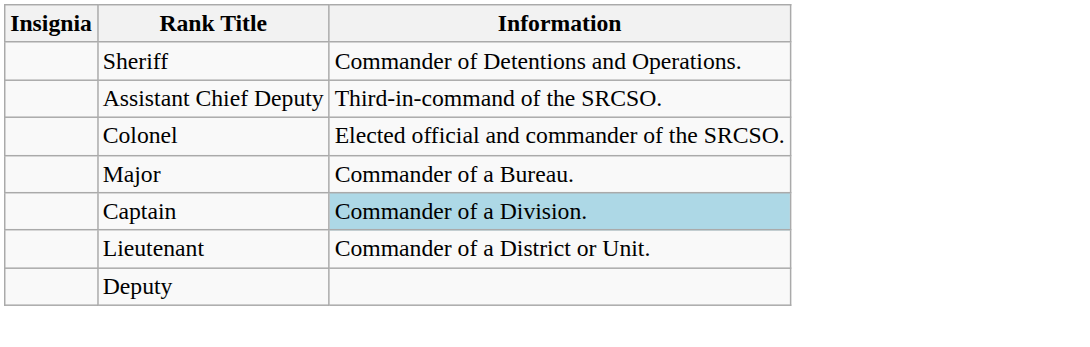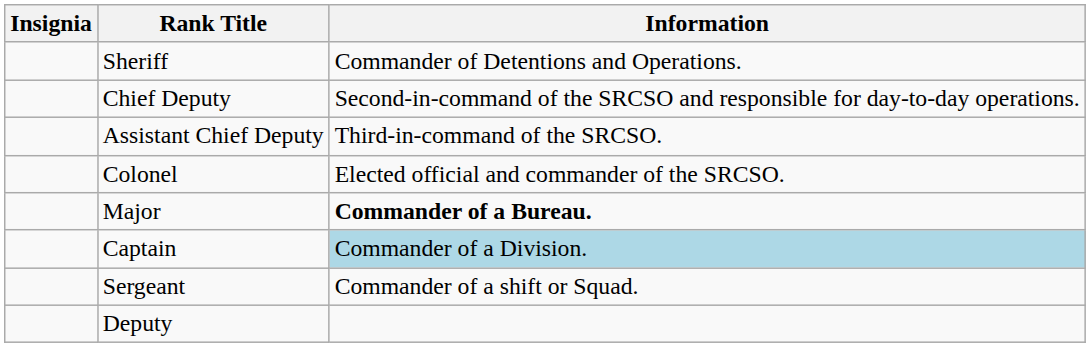+ row: (167, 98)
(454, 173) normal -> (463, 211) bold
- row: (153, 248)
+ row: (144, 286)
